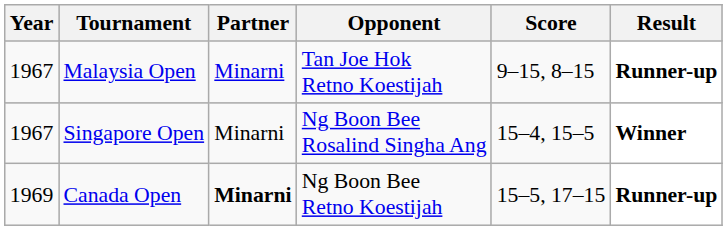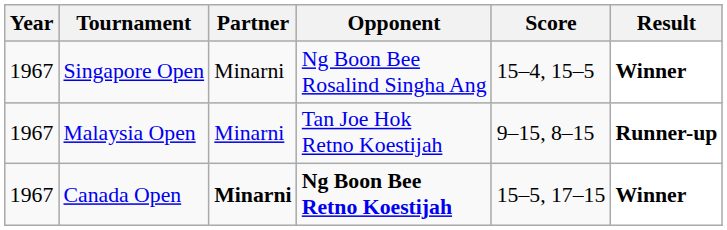rows swapped: (130, 71) <-> (134, 133)
(32, 194) 1969 -> (32, 194) 1967
(372, 194) normal -> (377, 194) bold
(666, 194) Runner-up -> (651, 194) Winner
